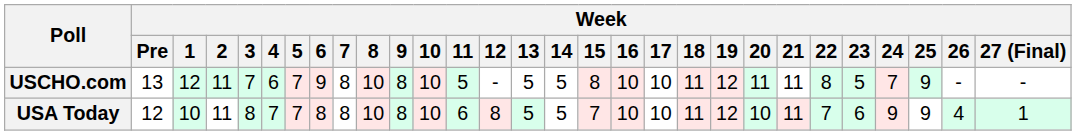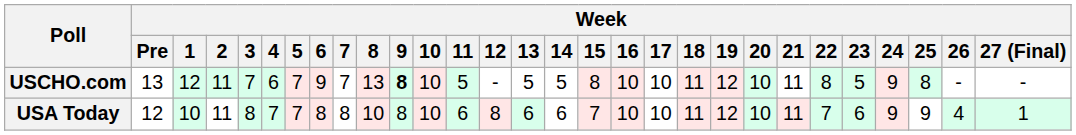(345, 82) 8 -> (345, 82) 7
(373, 82) 10 -> (373, 82) 13
(402, 82) normal -> (402, 82) bold
(760, 82) 11 -> (760, 82) 10
(892, 82) 7 -> (892, 82) 9
(926, 82) 9 -> (926, 82) 8
(528, 113) 5 -> (528, 113) 6
(562, 113) 5 -> (562, 113) 6
